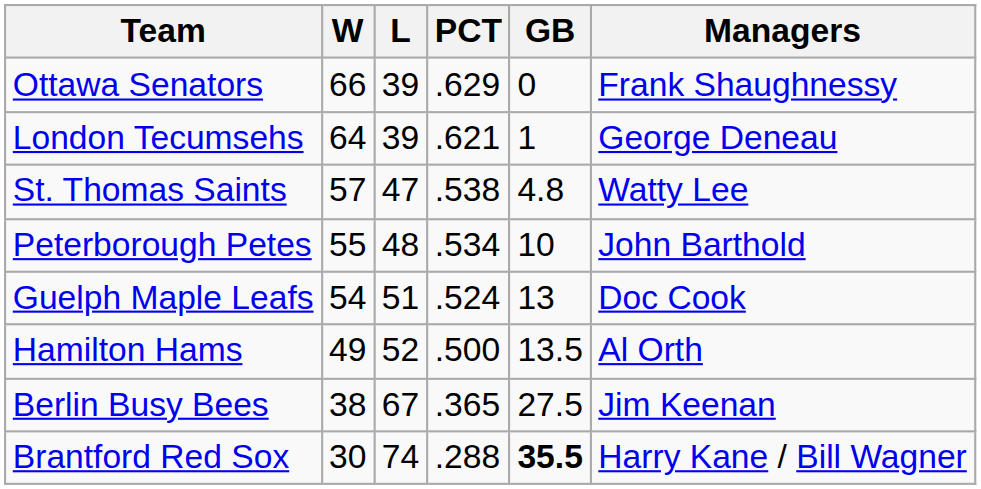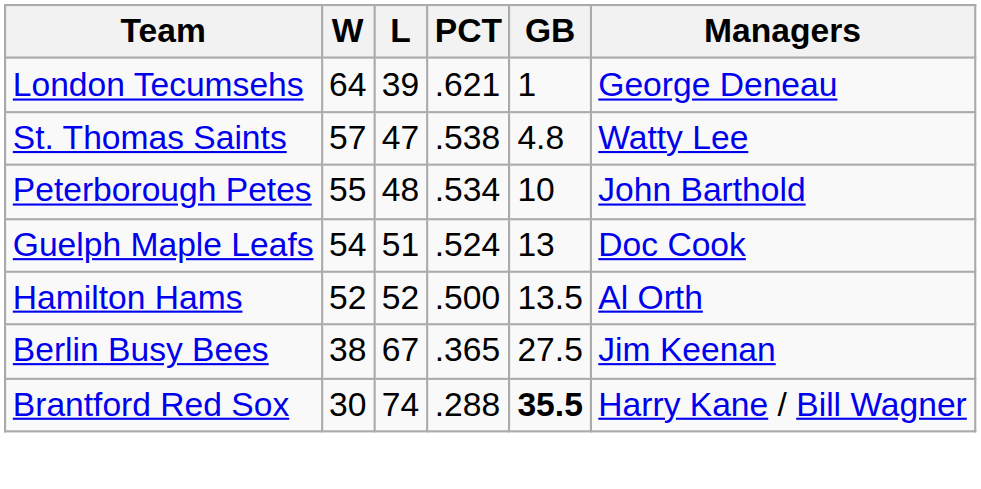- row: (138, 84)
(348, 350) 49 -> (348, 297) 52
